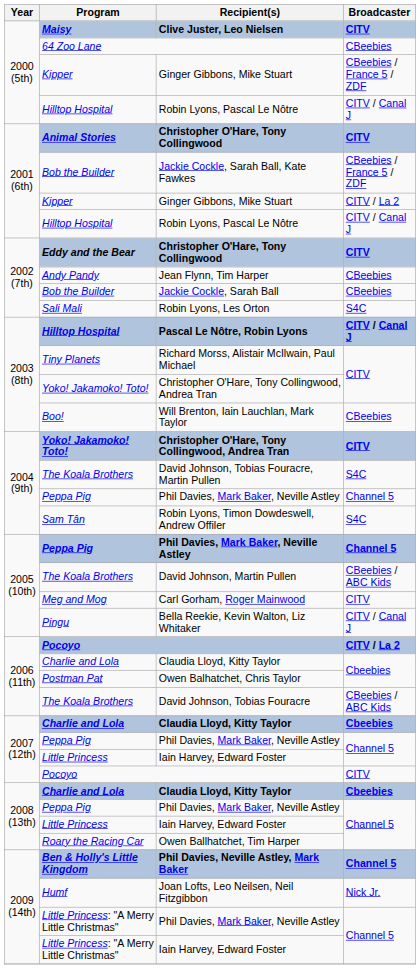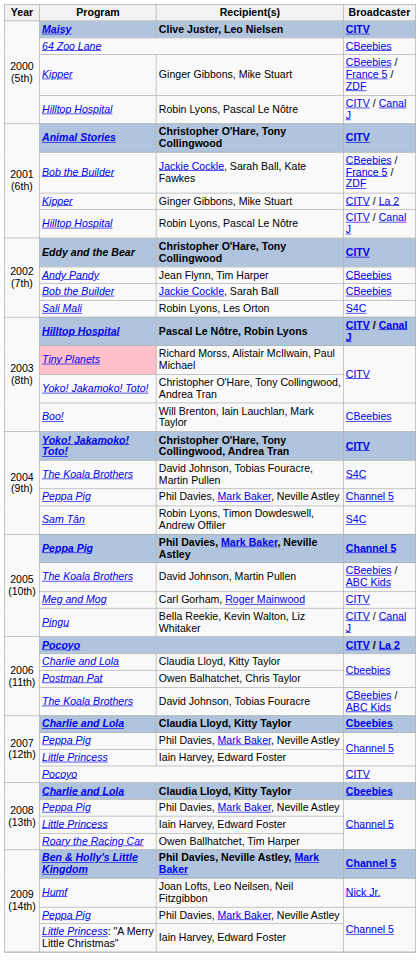(71, 360) no background -> (71, 360) pink background
(98, 921) Little Princess: "A Merry Little Christmas" -> (66, 915) Peppa Pig
